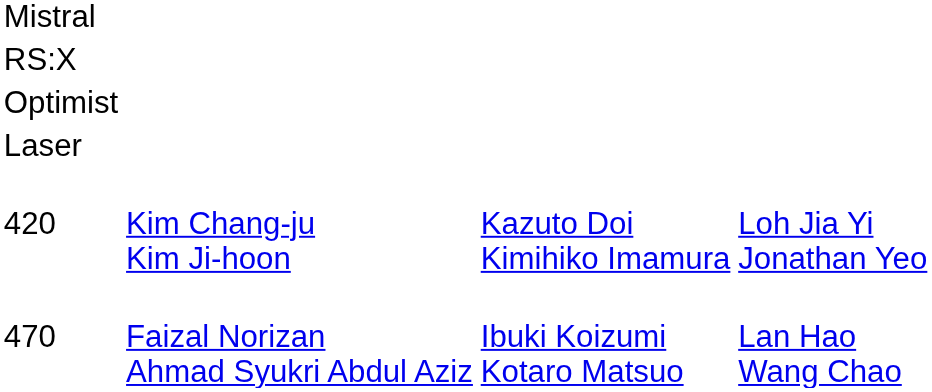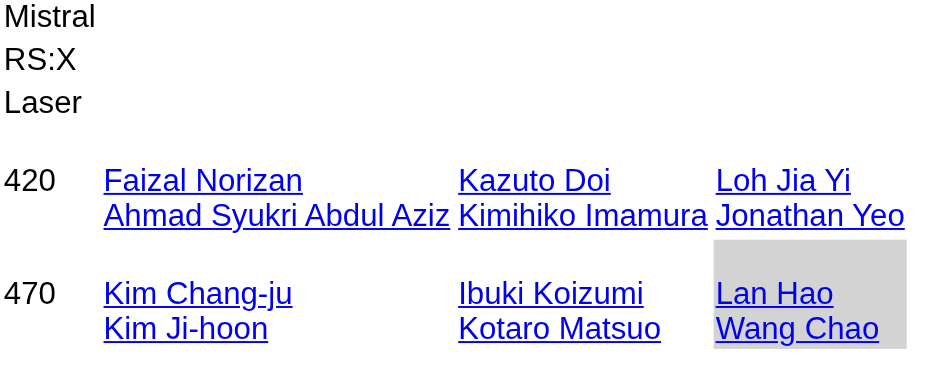- row: (61, 102)
(221, 241) Kim Chang-ju Kim Ji-hoon -> (277, 198) Faizal Norizan Ahmad Syukri Abdul Aziz
(299, 354) Faizal Norizan Ahmad Syukri Abdul Aziz -> (198, 311) Kim Chang-ju Kim Ji-hoon
(820, 354) no background -> (797, 311) lightgrey background
